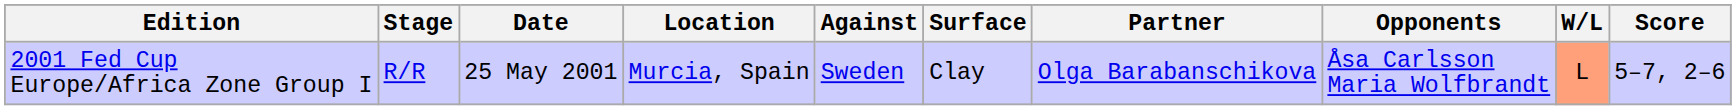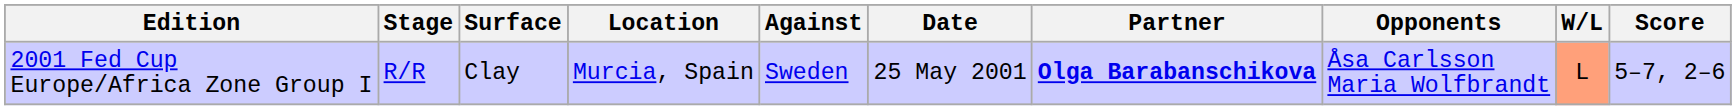columns swapped: (541, 23) <-> (978, 23)
(1177, 73) normal -> (1177, 73) bold
